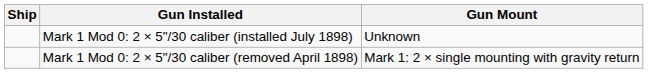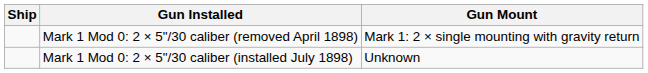rows swapped: (200, 57) <-> (198, 36)
